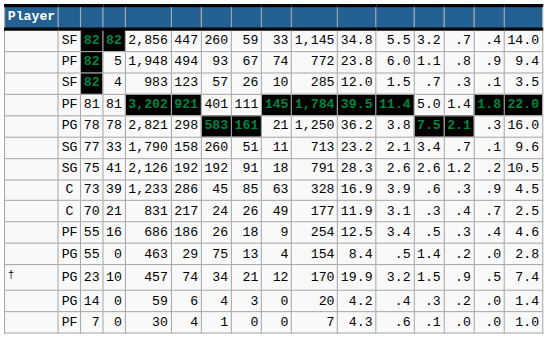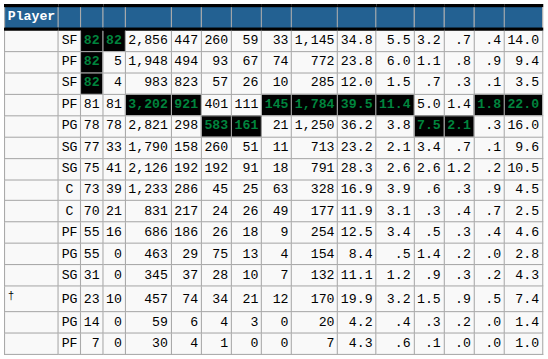(186, 84) 123 -> (186, 84) 823
(250, 190) 85 -> (250, 190) 25
+ row: (92, 276)
